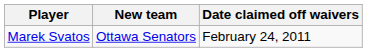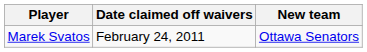columns swapped: (146, 15) <-> (281, 15)
